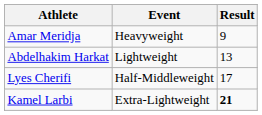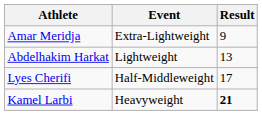(149, 36) Heavyweight -> (162, 36) Extra-Lightweight
(162, 100) Extra-Lightweight -> (149, 100) Heavyweight
